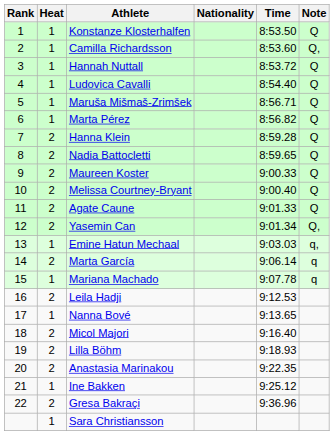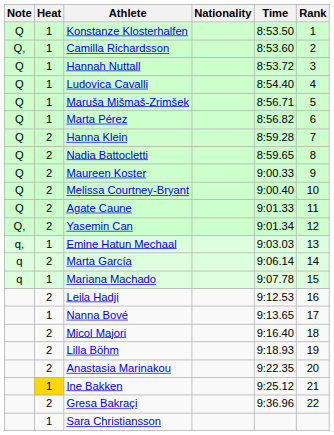columns swapped: (21, 13) <-> (314, 13)
(52, 386) no background -> (49, 386) gold background
